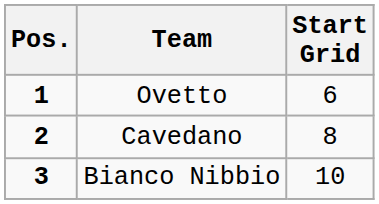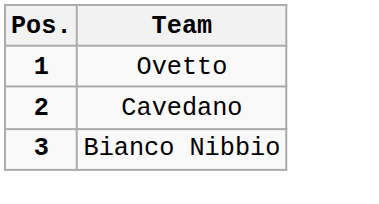- column: (330, 40)
